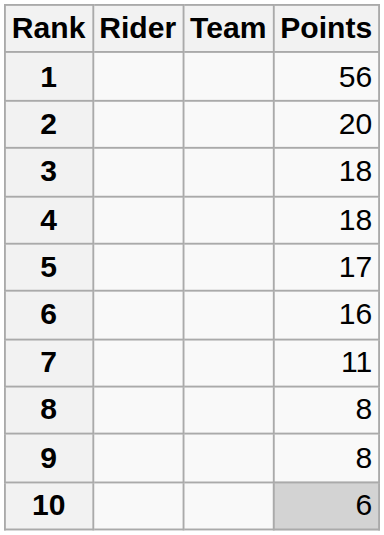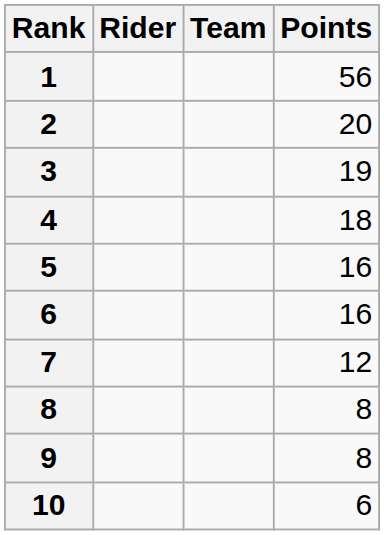(355, 171) 18 -> (355, 171) 19
(355, 266) 17 -> (355, 266) 16
(357, 362) 11 -> (355, 362) 12
(364, 505) lightgrey background -> (364, 505) no background
